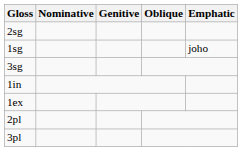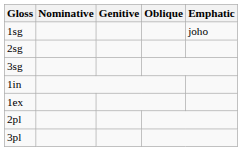rows swapped: (15, 48) <-> (15, 31)
